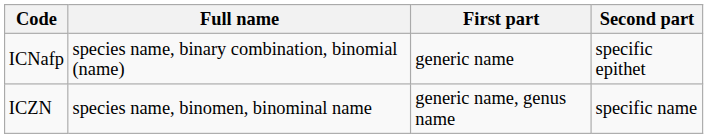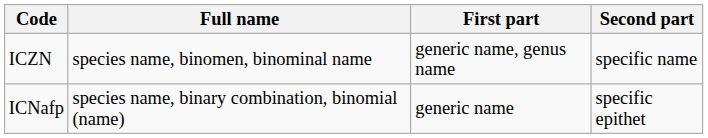rows swapped: (30, 108) <-> (36, 58)
